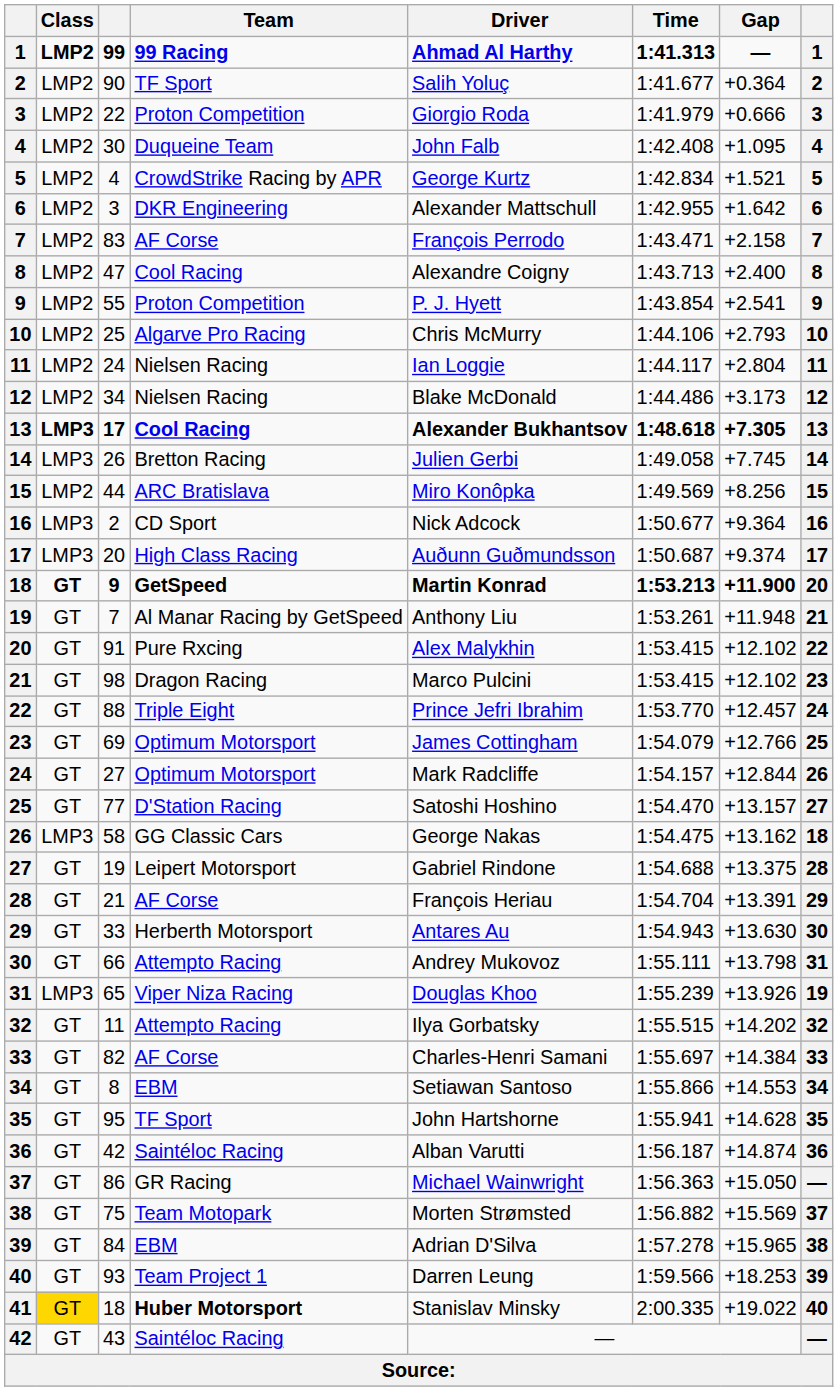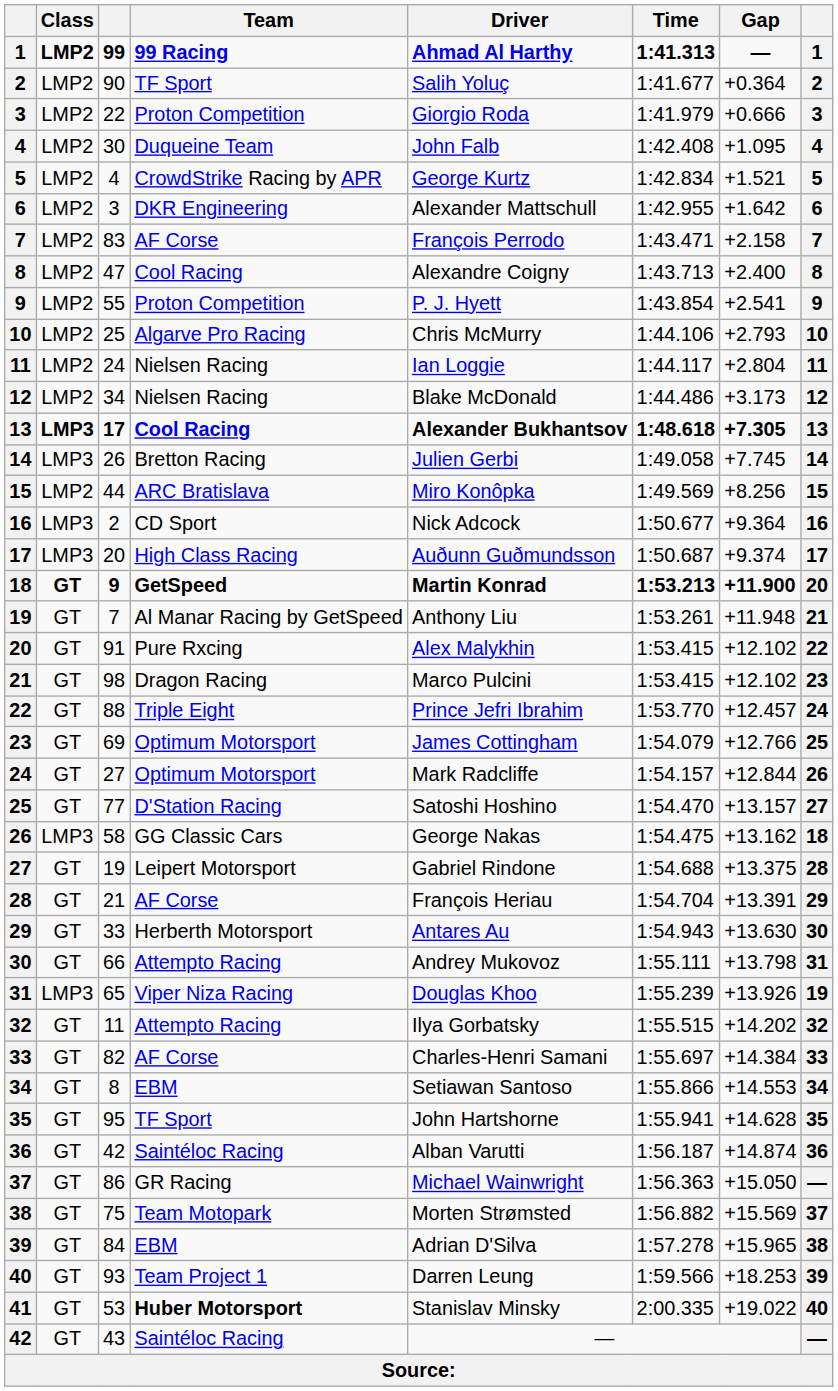(67, 1308) gold background -> (67, 1308) no background
(114, 1308) 18 -> (114, 1308) 53
